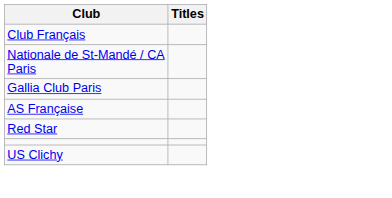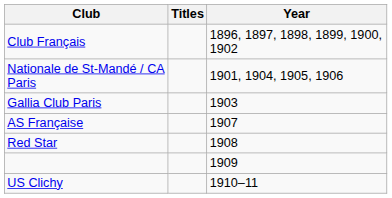+ column: (297, 14)
